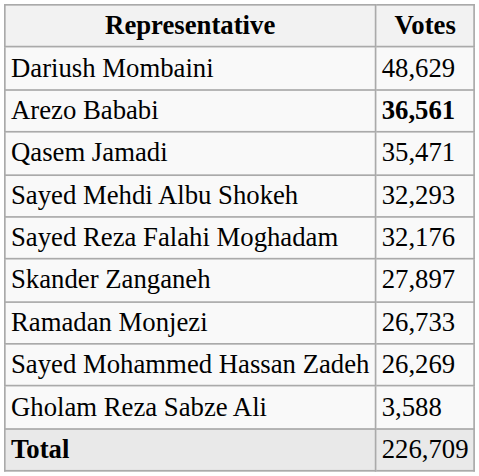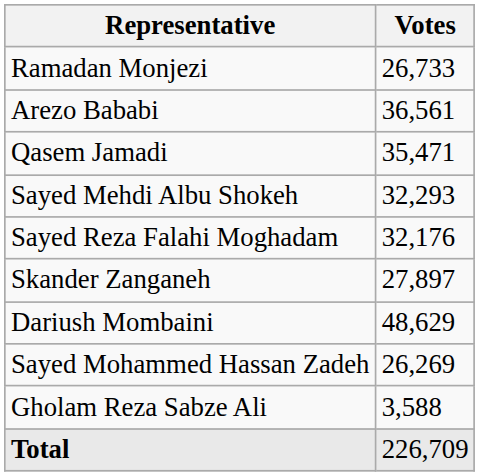rows swapped: (112, 68) <-> (109, 322)
(418, 110) bold -> (418, 110) normal
